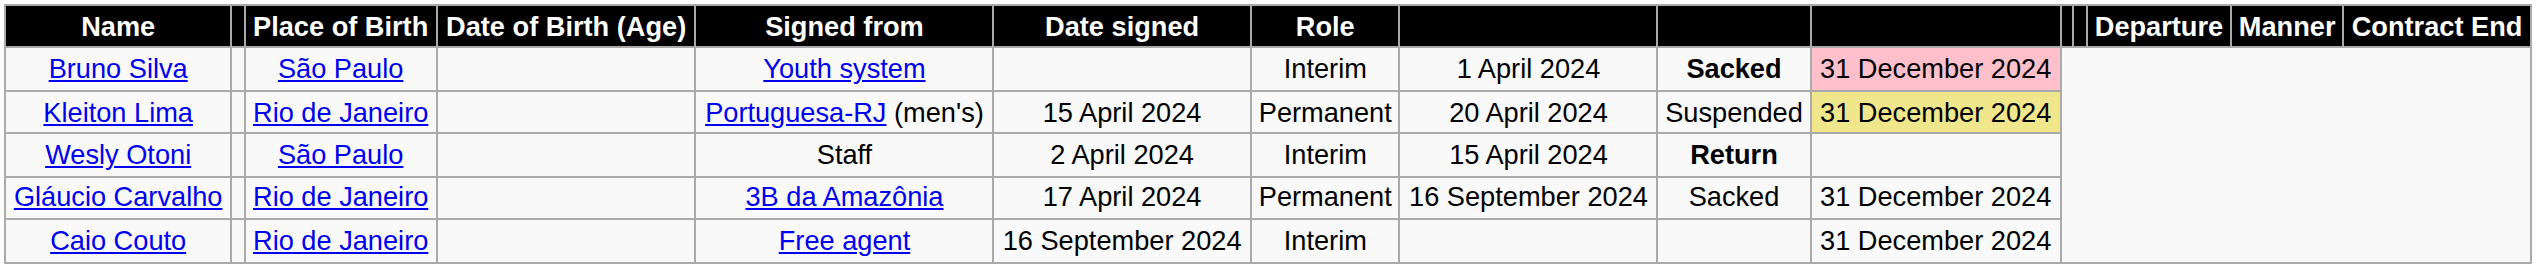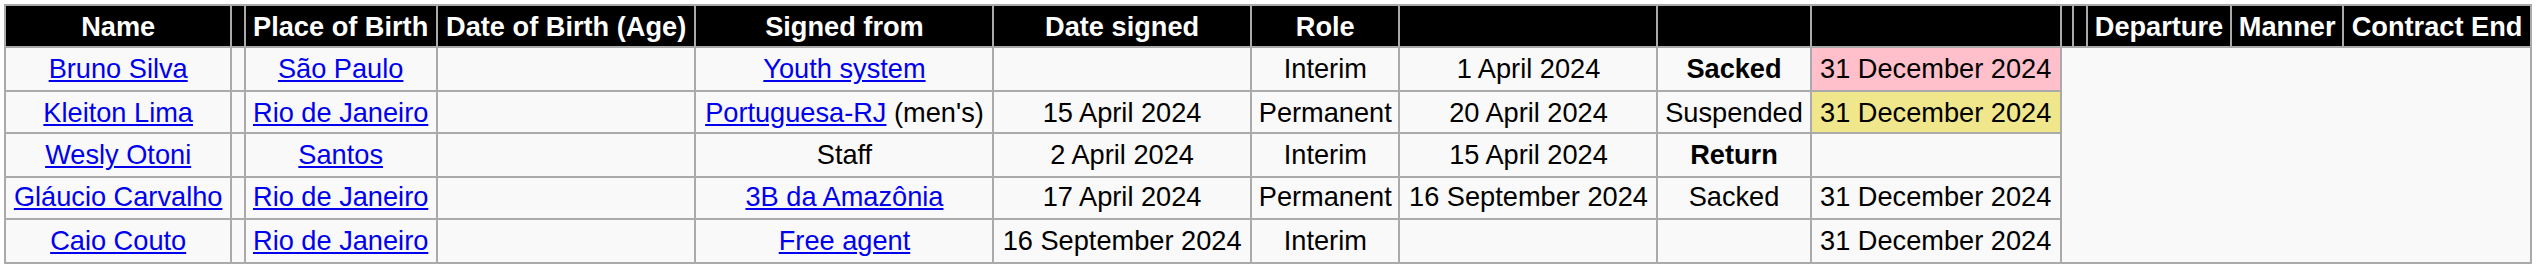(341, 155) São Paulo -> (341, 155) Santos
